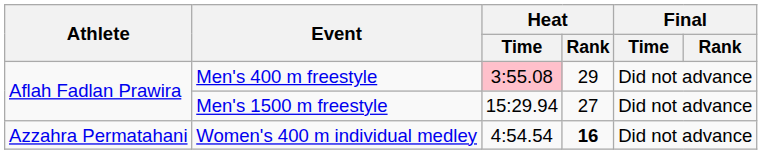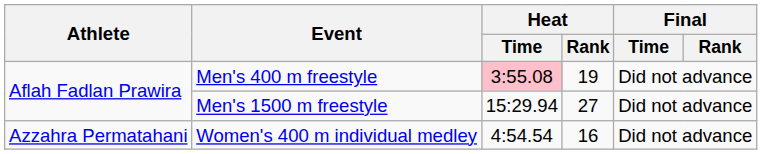(588, 77) 29 -> (588, 77) 19
(588, 135) bold -> (588, 135) normal
